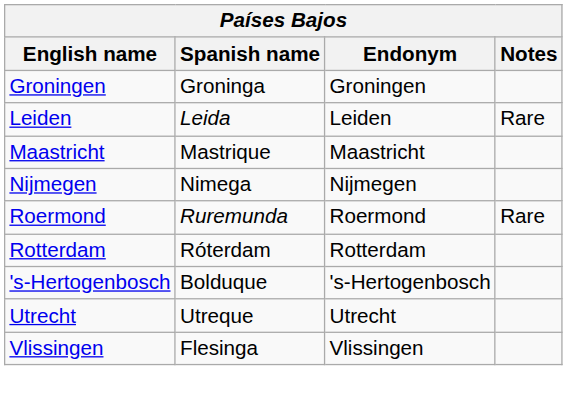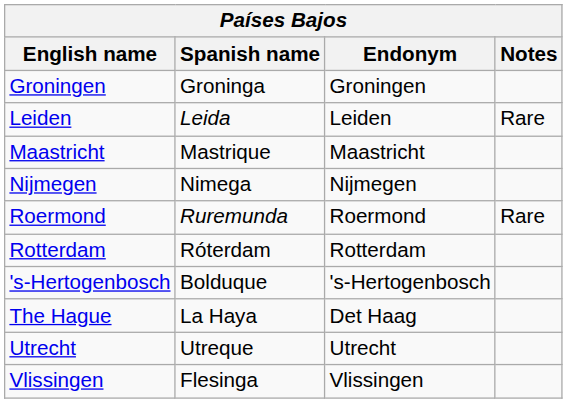+ row: (60, 315)
